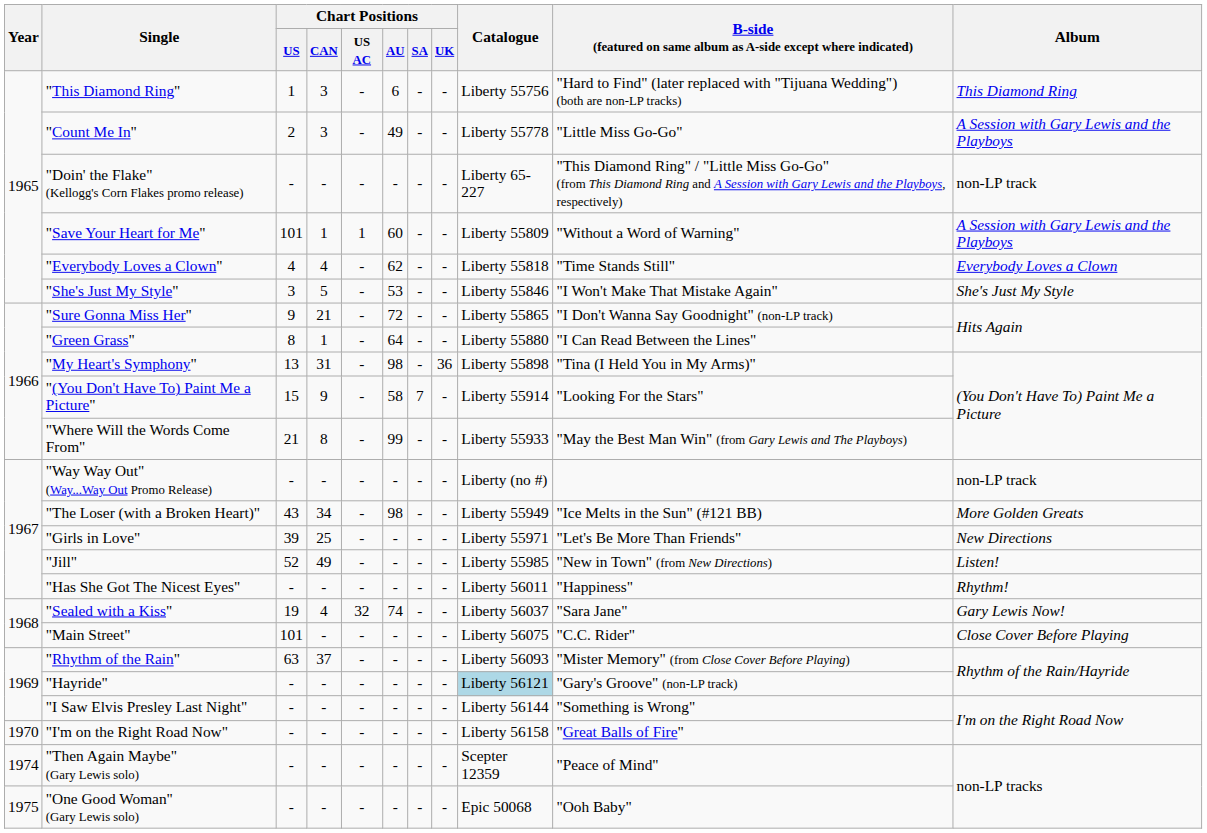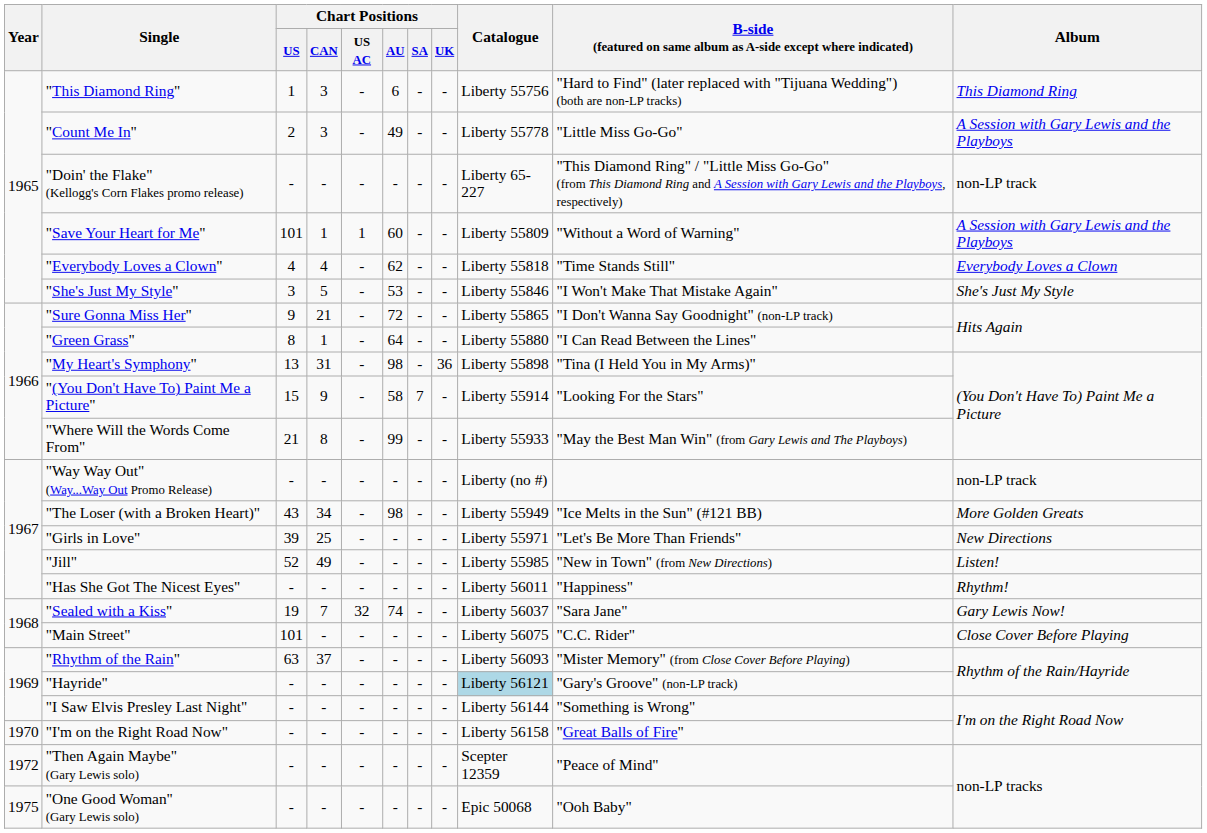(324, 610) 4 -> (324, 610) 7
(23, 765) 1974 -> (23, 765) 1972
